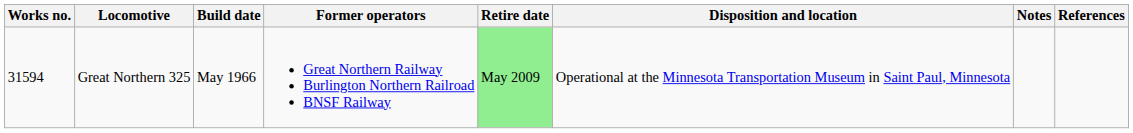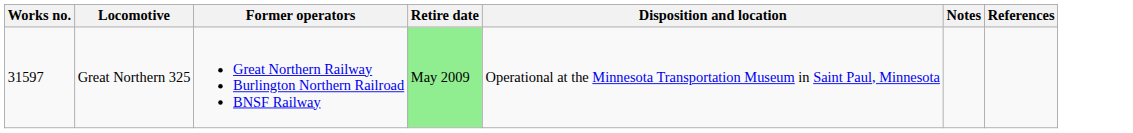- column: (229, 15)
(26, 77) 31594 -> (26, 77) 31597
